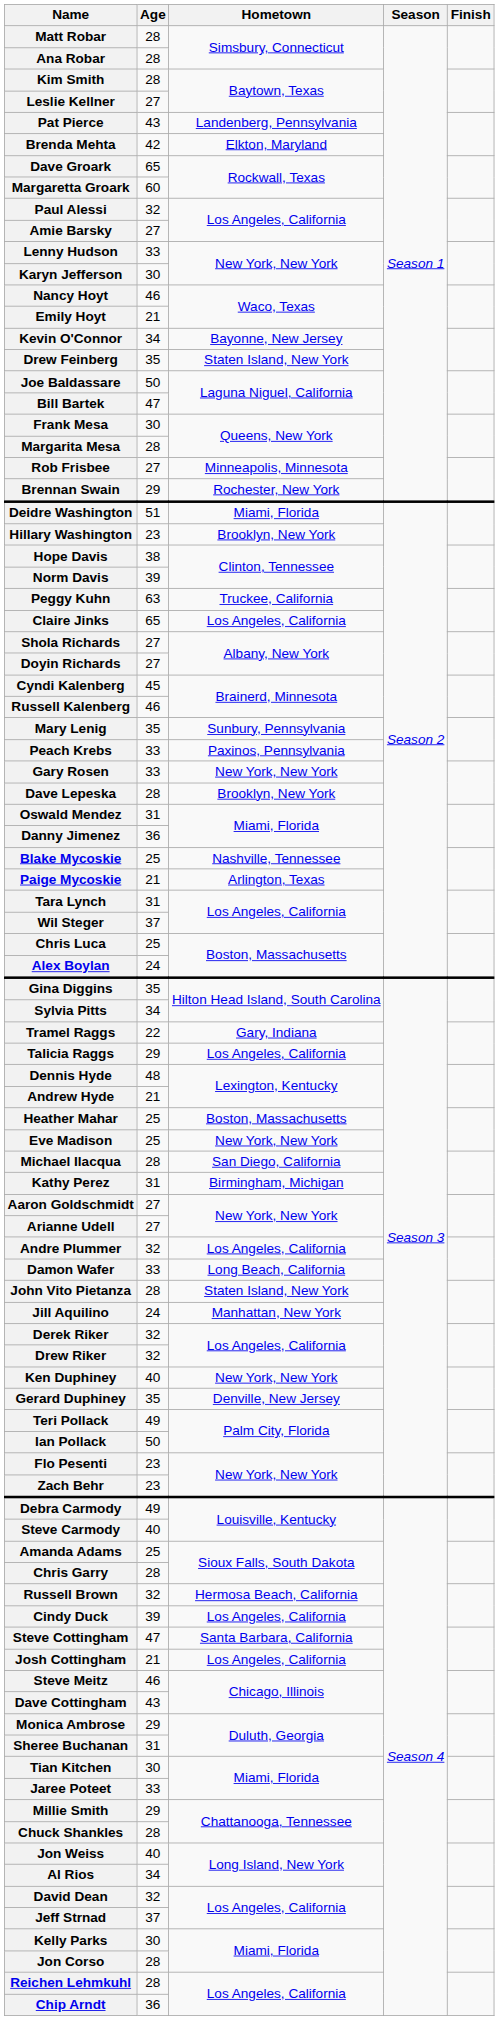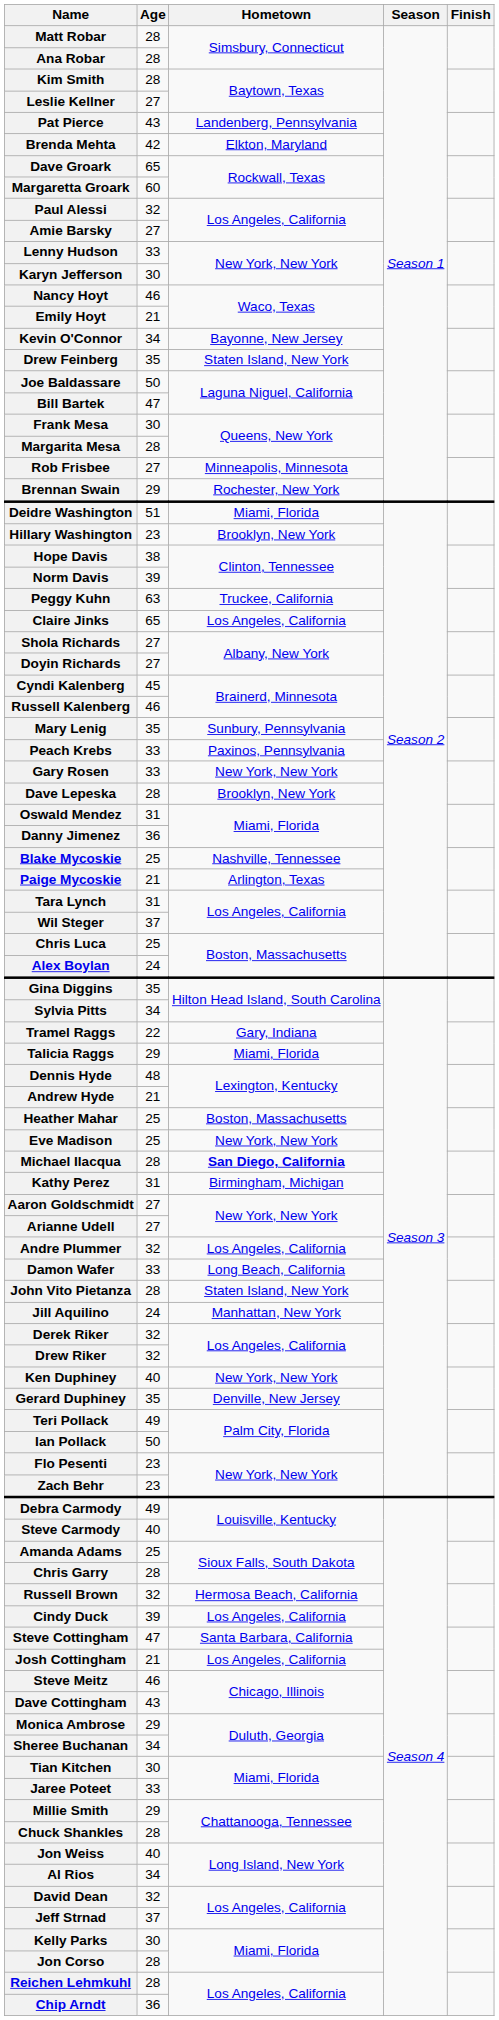(276, 1053) Los Angeles, California -> (276, 1053) Miami, Florida
(276, 1161) normal -> (276, 1161) bold
(153, 1745) 31 -> (153, 1745) 34
